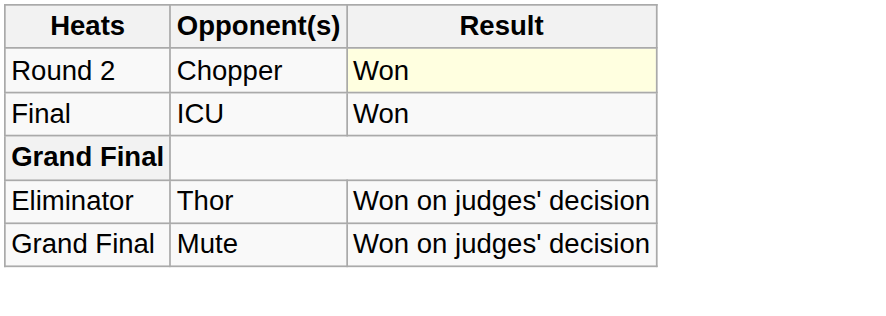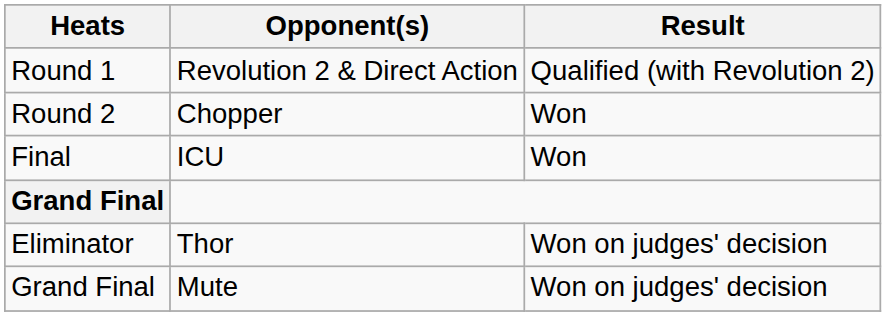+ row: (63, 69)
(381, 69) lightyellow background -> (559, 113) no background
